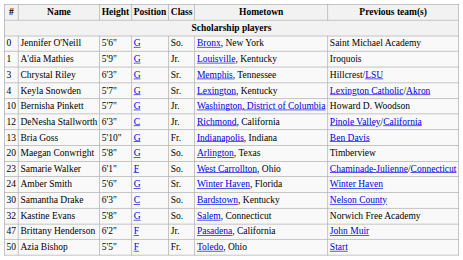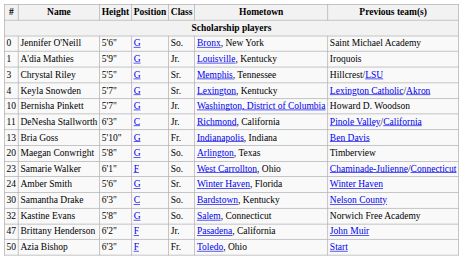(109, 75) 6'3" -> (109, 75) 5'5"
(11, 122) 12 -> (11, 122) 11
(109, 247) 5'5" -> (109, 247) 6'3"
